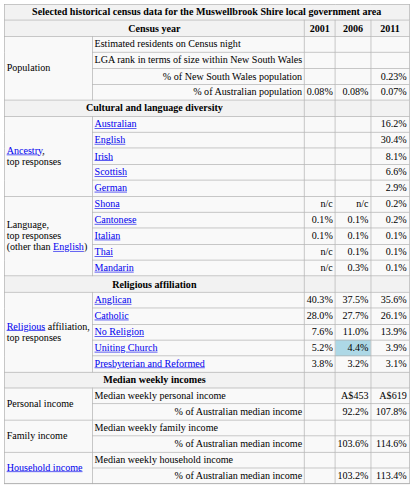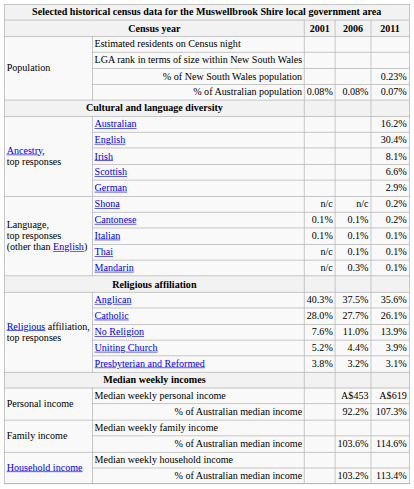(357, 348) lightblue background -> (357, 348) no background
(390, 412) 107.8% -> (390, 412) 107.3%
